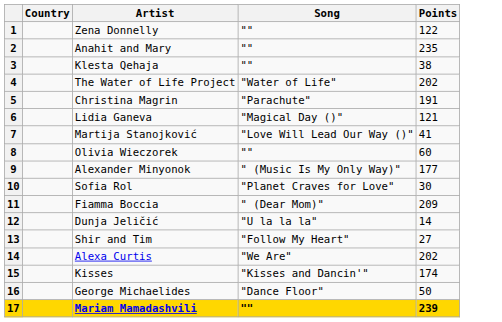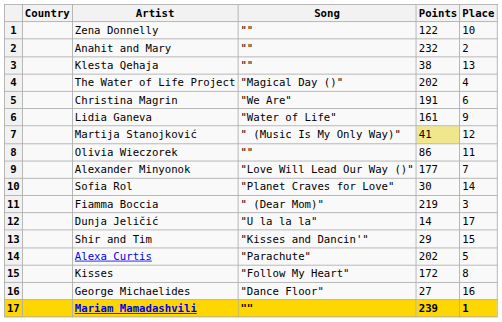+ column: (478, 13)
(428, 48) 235 -> (428, 48) 232
(289, 83) "Water of Life" -> (292, 83) "Magical Day ()"
(276, 100) "Parachute" -> (266, 100) "We Are"
(292, 117) "Magical Day ()" -> (289, 117) "Water of Life"
(428, 117) 121 -> (428, 117) 161
(327, 135) "Love Will Lead Our Way ()" -> (321, 135) " (Music Is My Only Way)"
(425, 135) no background -> (425, 135) khaki background
(425, 152) 60 -> (425, 152) 86
(321, 169) " (Music Is My Only Way)" -> (327, 169) "Love Will Lead Our Way ()"
(428, 204) 209 -> (428, 204) 219
(295, 239) "Follow My Heart" -> (305, 239) "Kisses and Dancin'"
(425, 239) 27 -> (425, 239) 29
(266, 256) "We Are" -> (276, 256) "Parachute"
(305, 274) "Kisses and Dancin'" -> (295, 274) "Follow My Heart"
(428, 274) 174 -> (428, 274) 172
(425, 291) 50 -> (425, 291) 27
